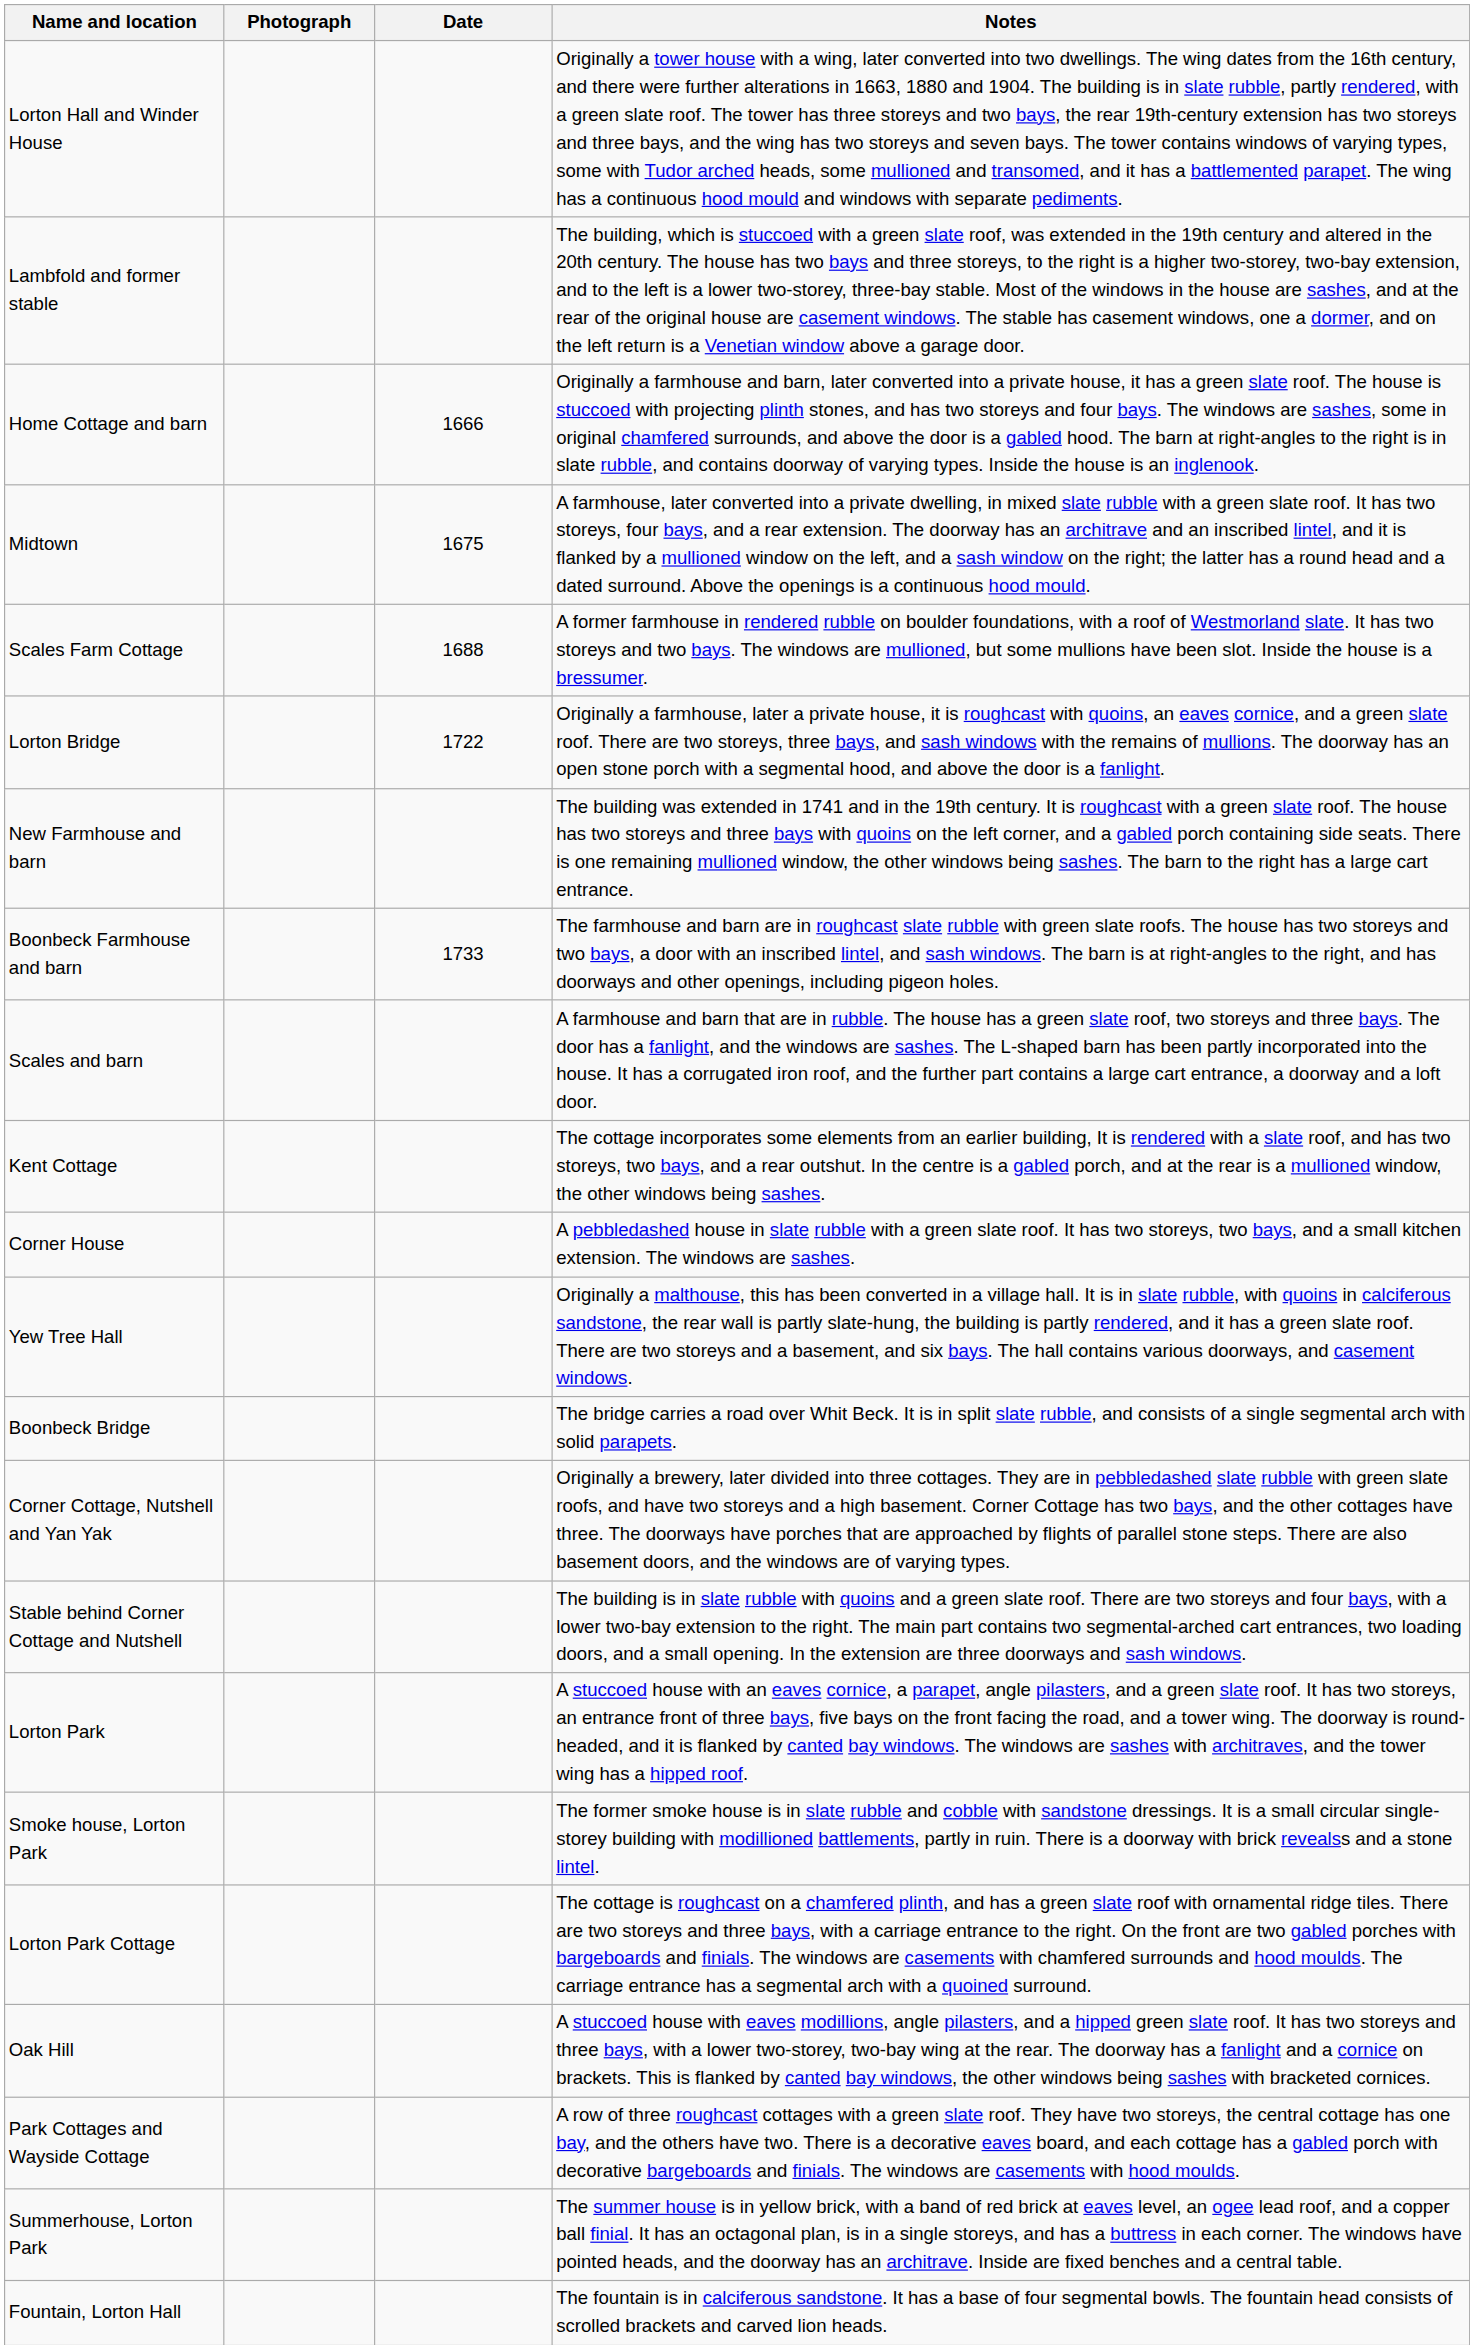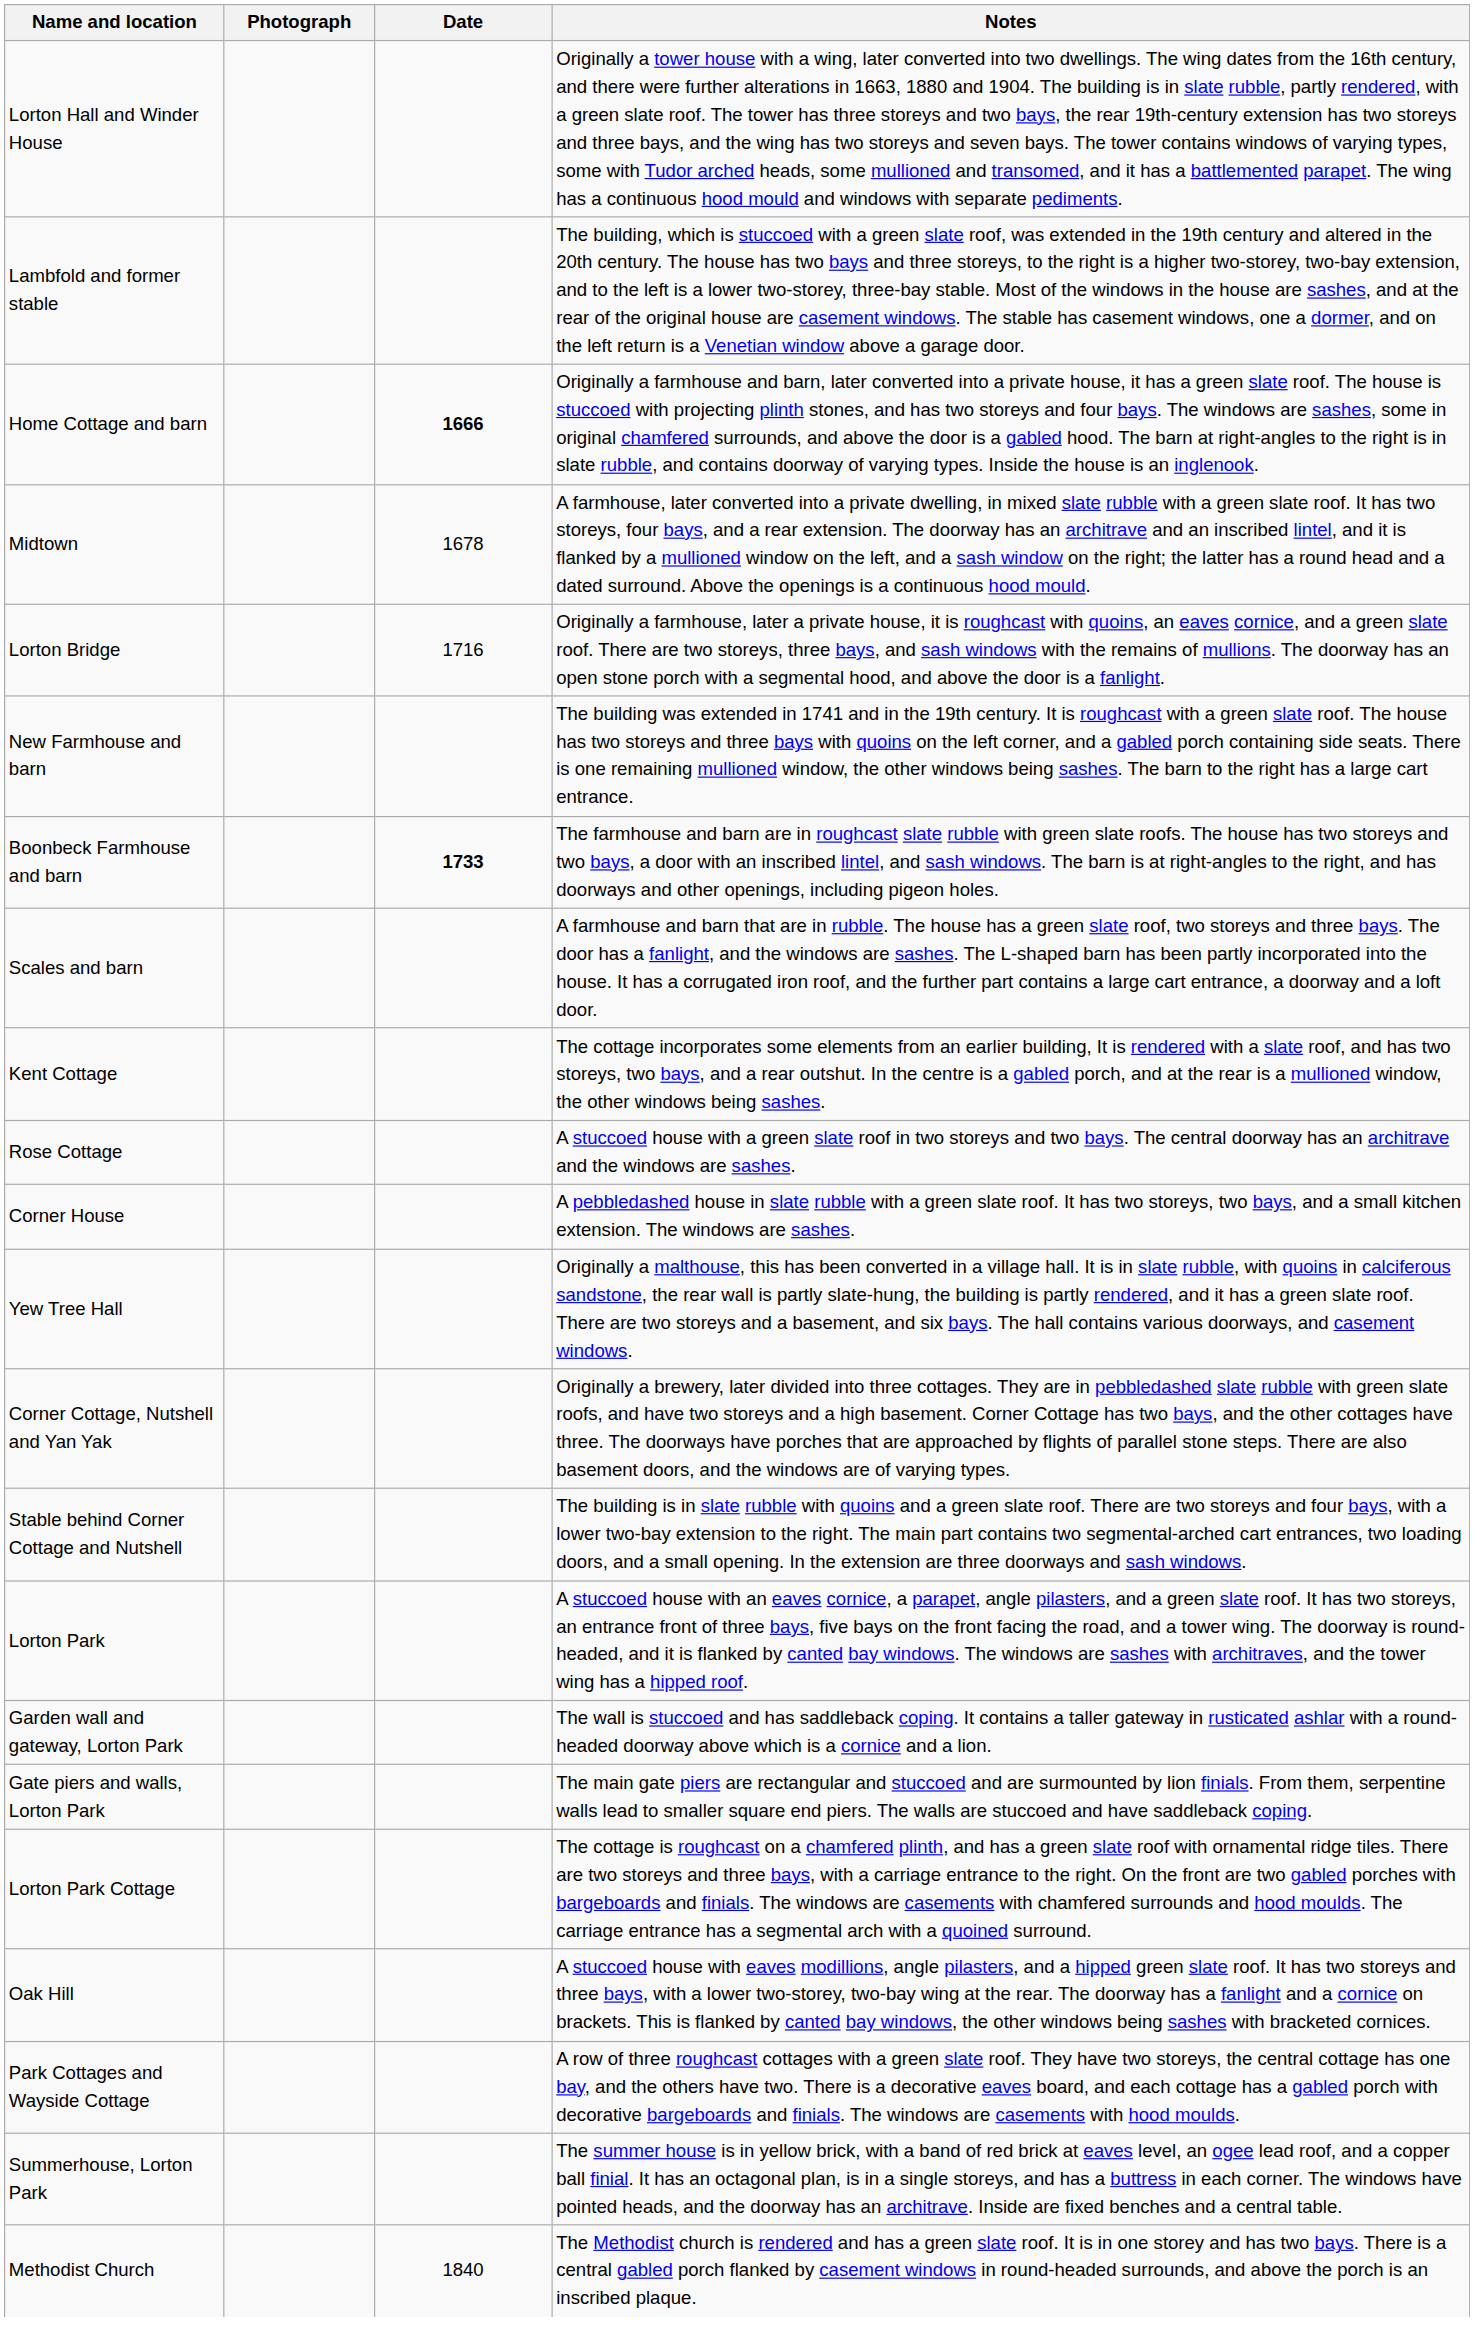(463, 424) normal -> (463, 424) bold
(463, 544) 1675 -> (463, 544) 1678
- row: (96, 650)
(463, 742) 1722 -> (463, 650) 1716
(463, 954) normal -> (463, 862) bold
+ row: (66, 1152)
- row: (80, 1428)
+ row: (96, 1732)
+ row: (96, 1796)
- row: (97, 1838)
+ row: (82, 2271)
- row: (95, 2312)
